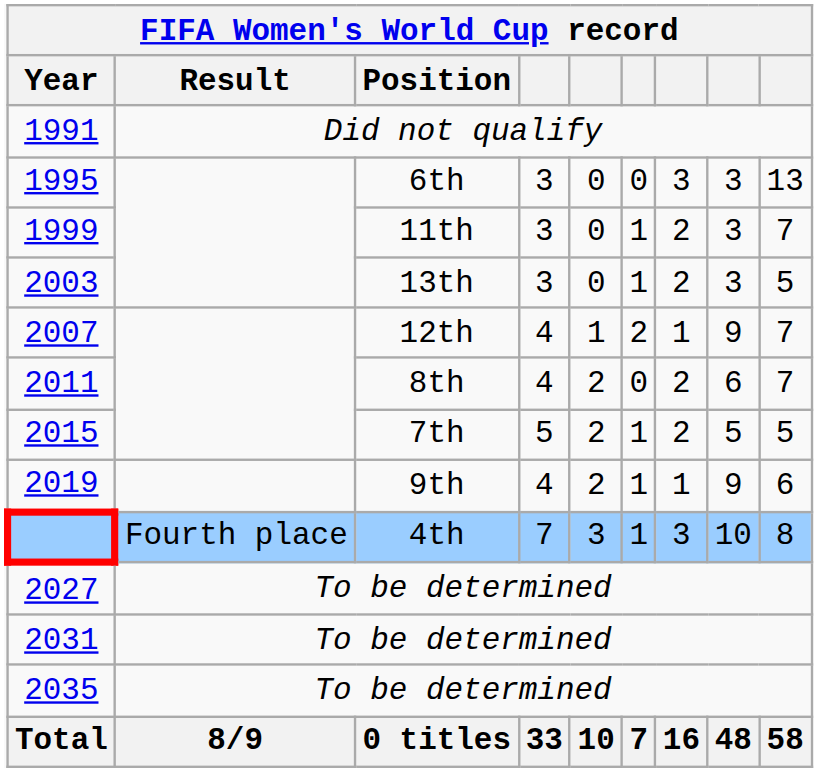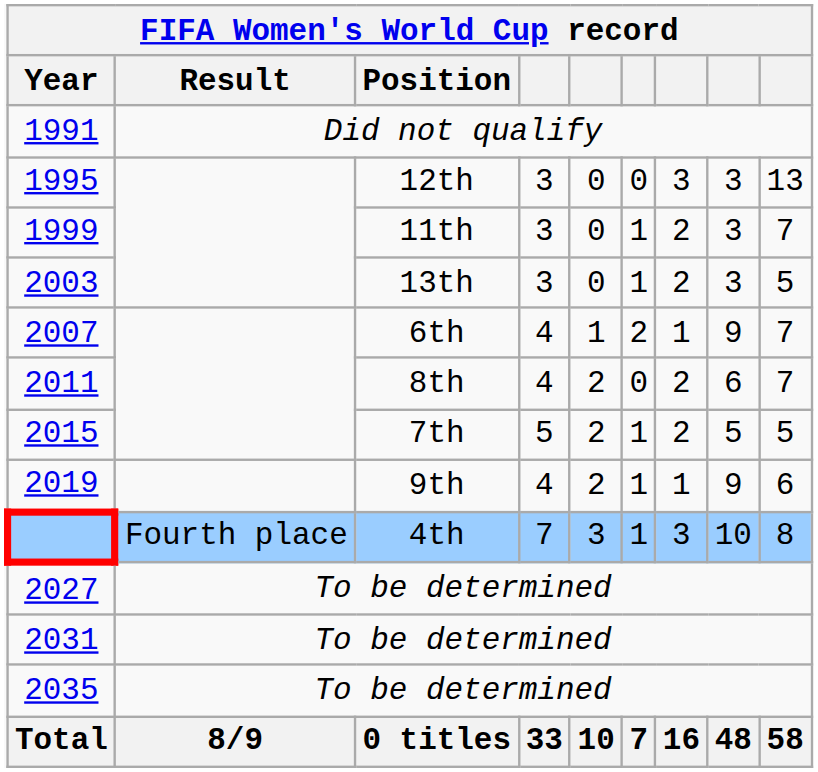(437, 182) 6th -> (437, 182) 12th
(437, 333) 12th -> (437, 333) 6th
